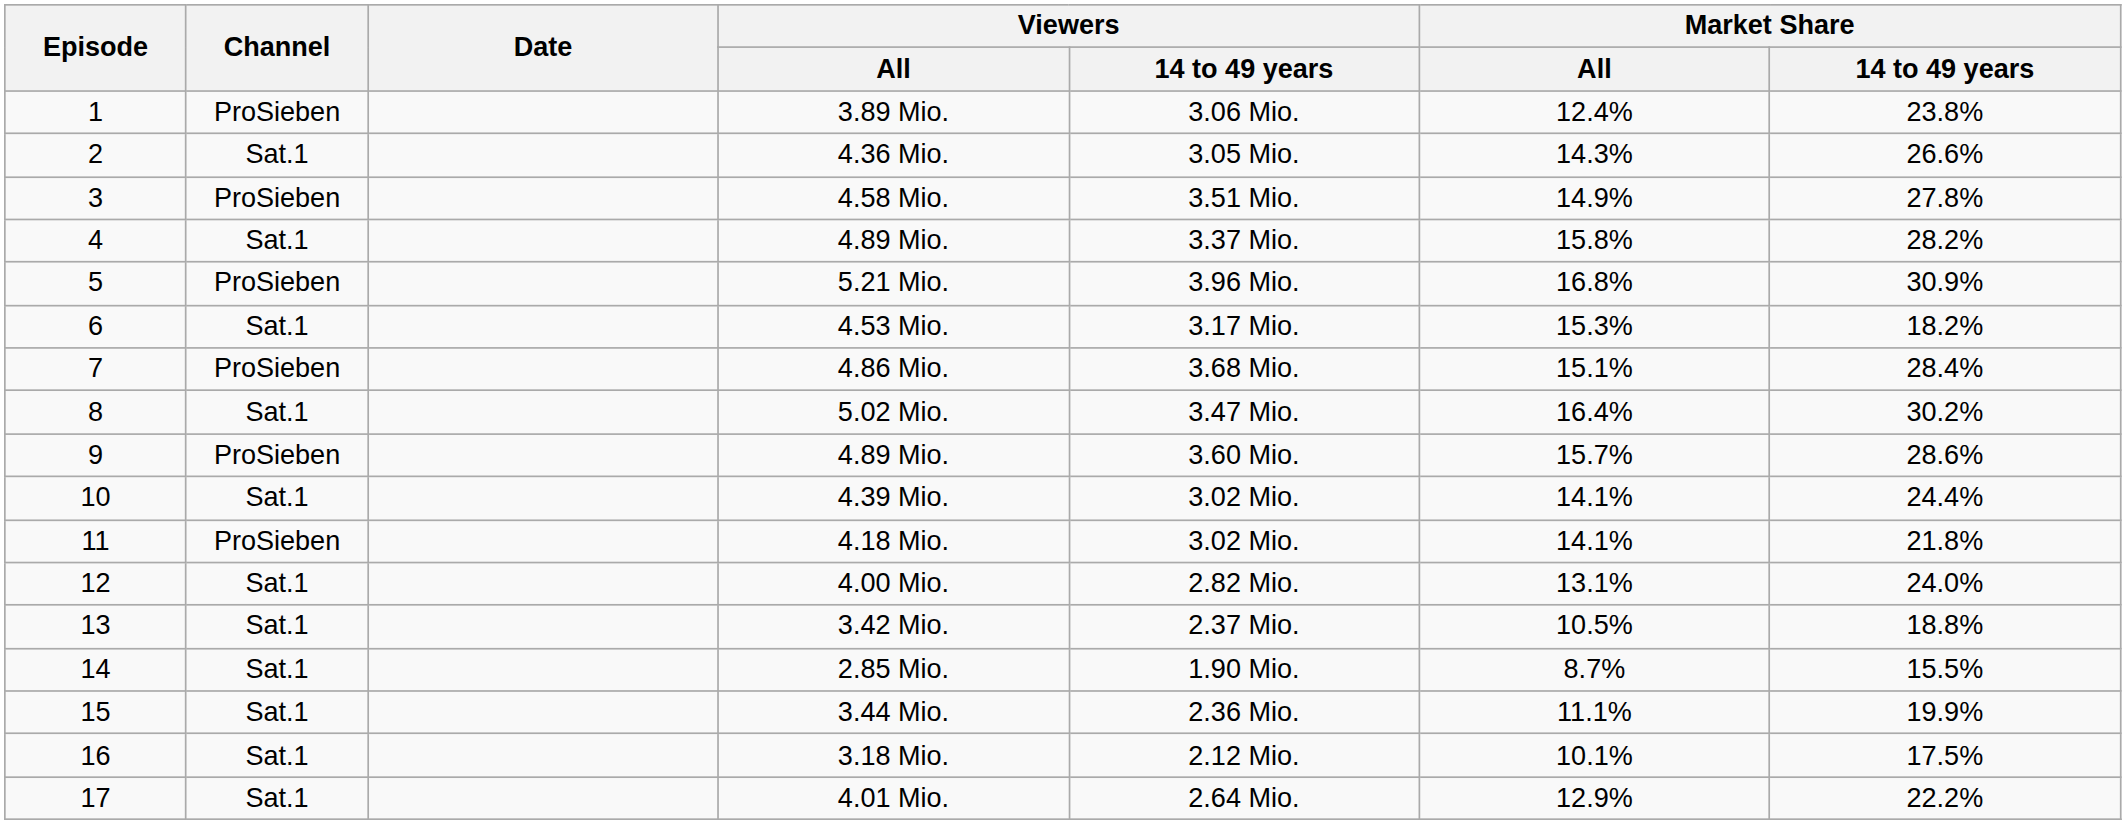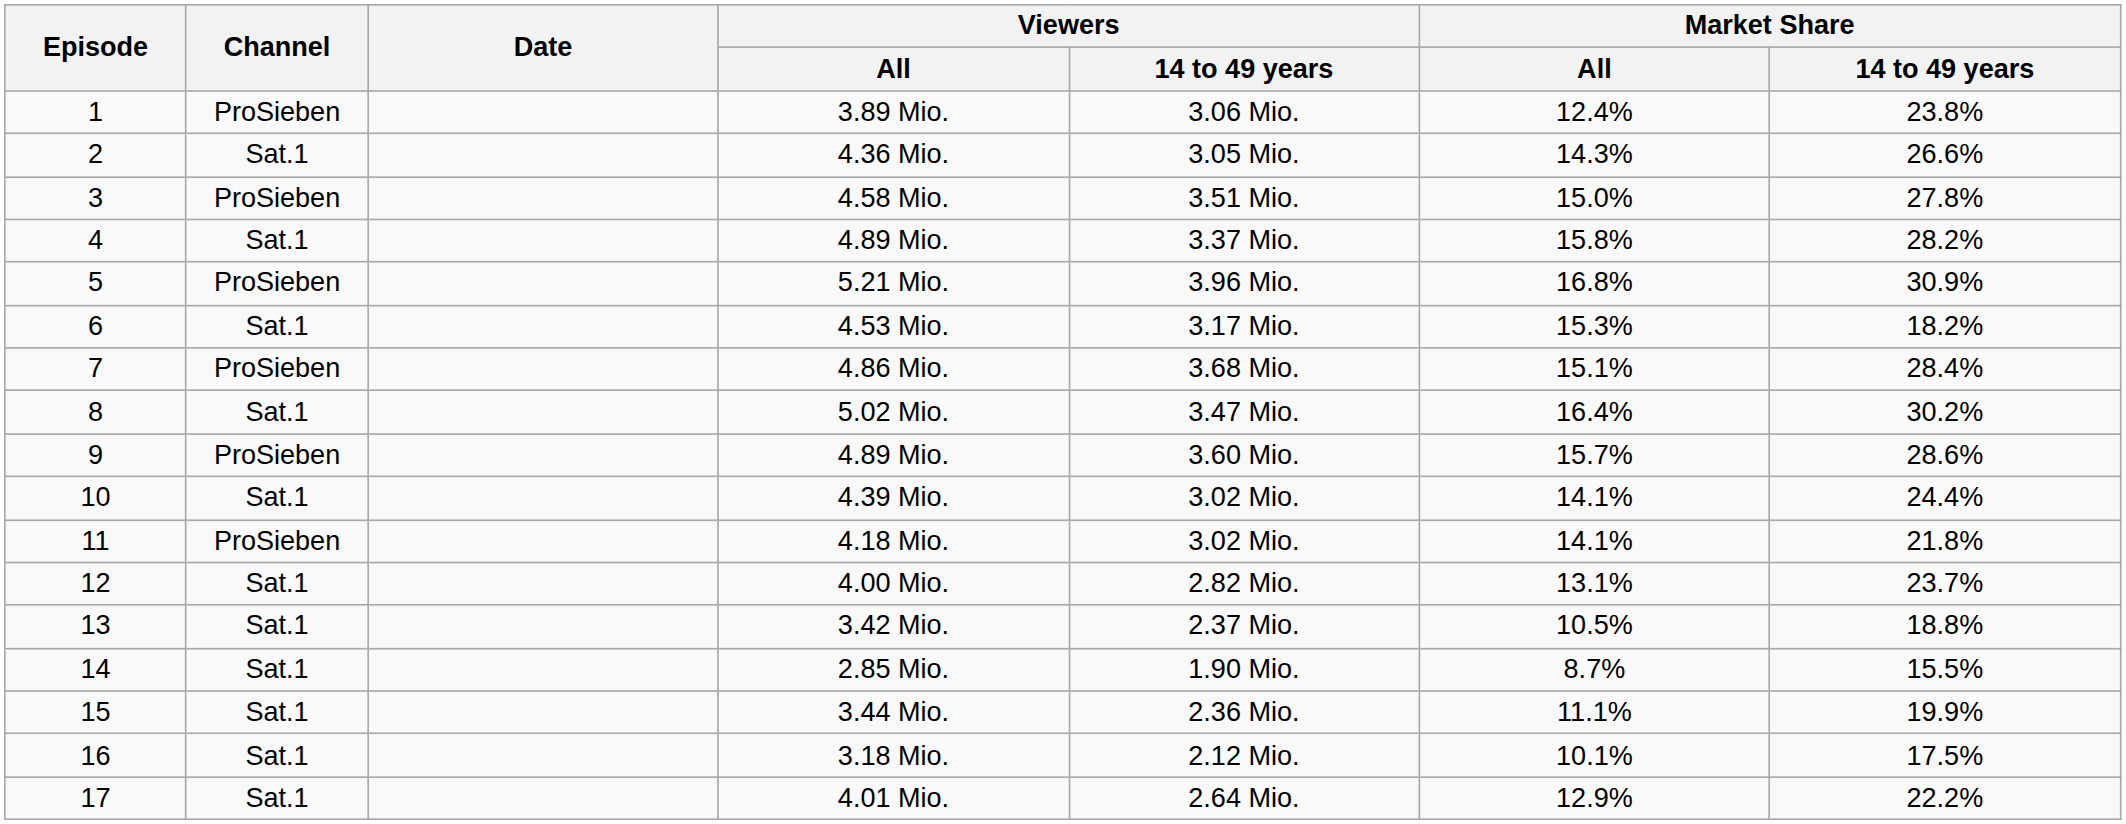(1594, 197) 14.9% -> (1594, 197) 15.0%
(1945, 583) 24.0% -> (1945, 583) 23.7%
